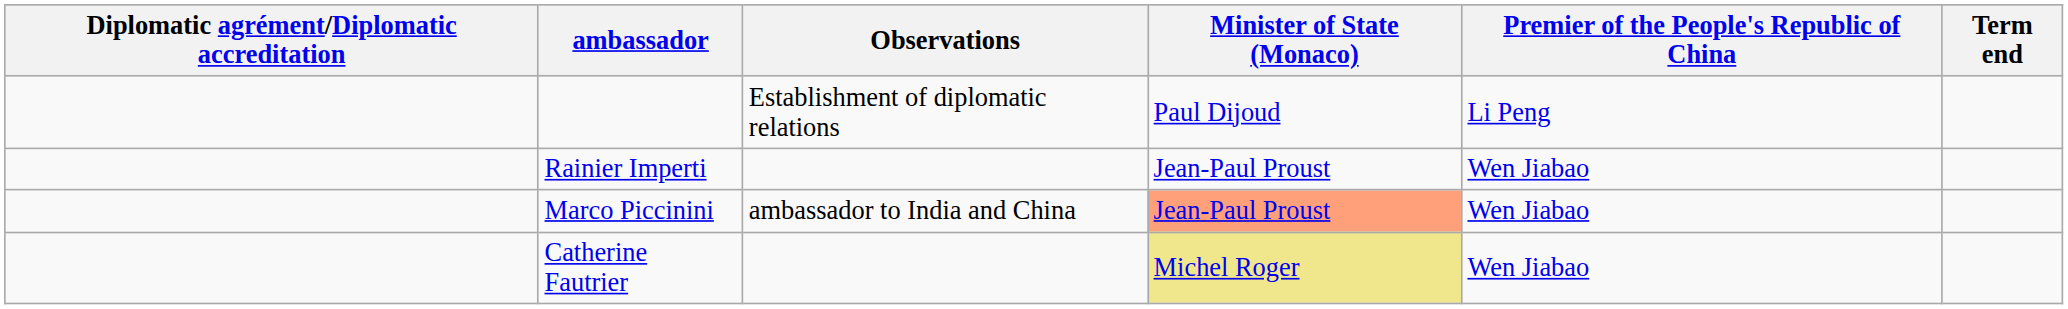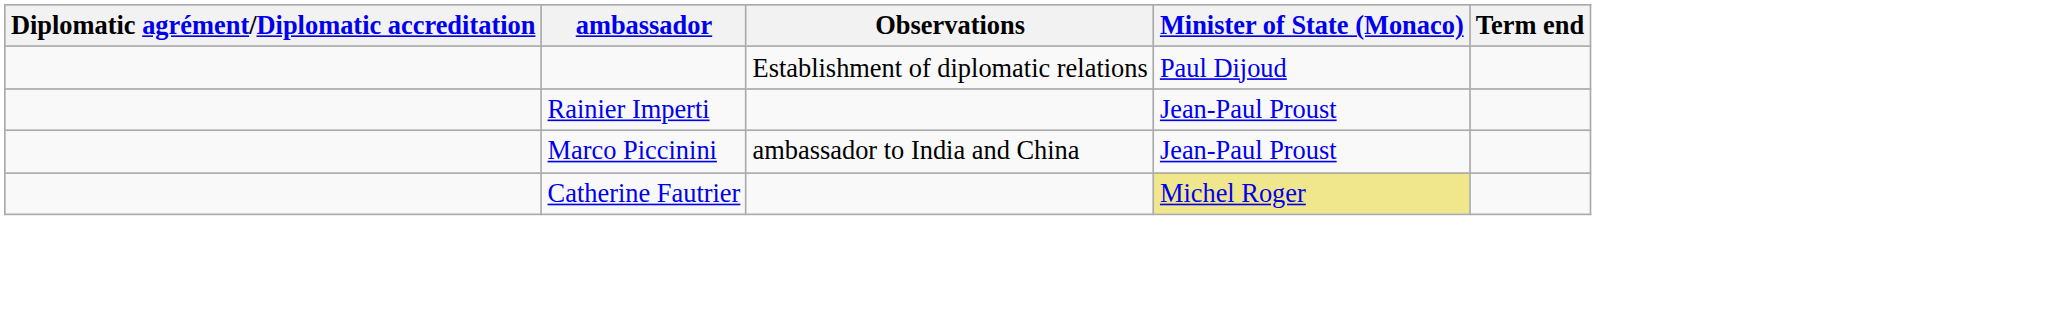- column: (1702, 40)
(1242, 210) lightsalmon background -> (1248, 151) no background
